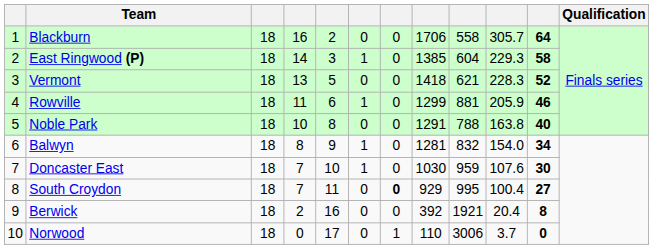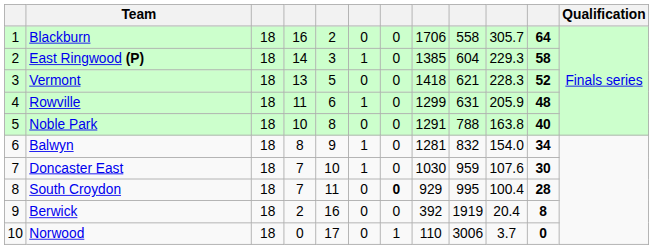(468, 102) 881 -> (468, 102) 631
(543, 102) 46 -> (543, 102) 48
(543, 189) 27 -> (543, 189) 28
(468, 211) 1921 -> (468, 211) 1919
